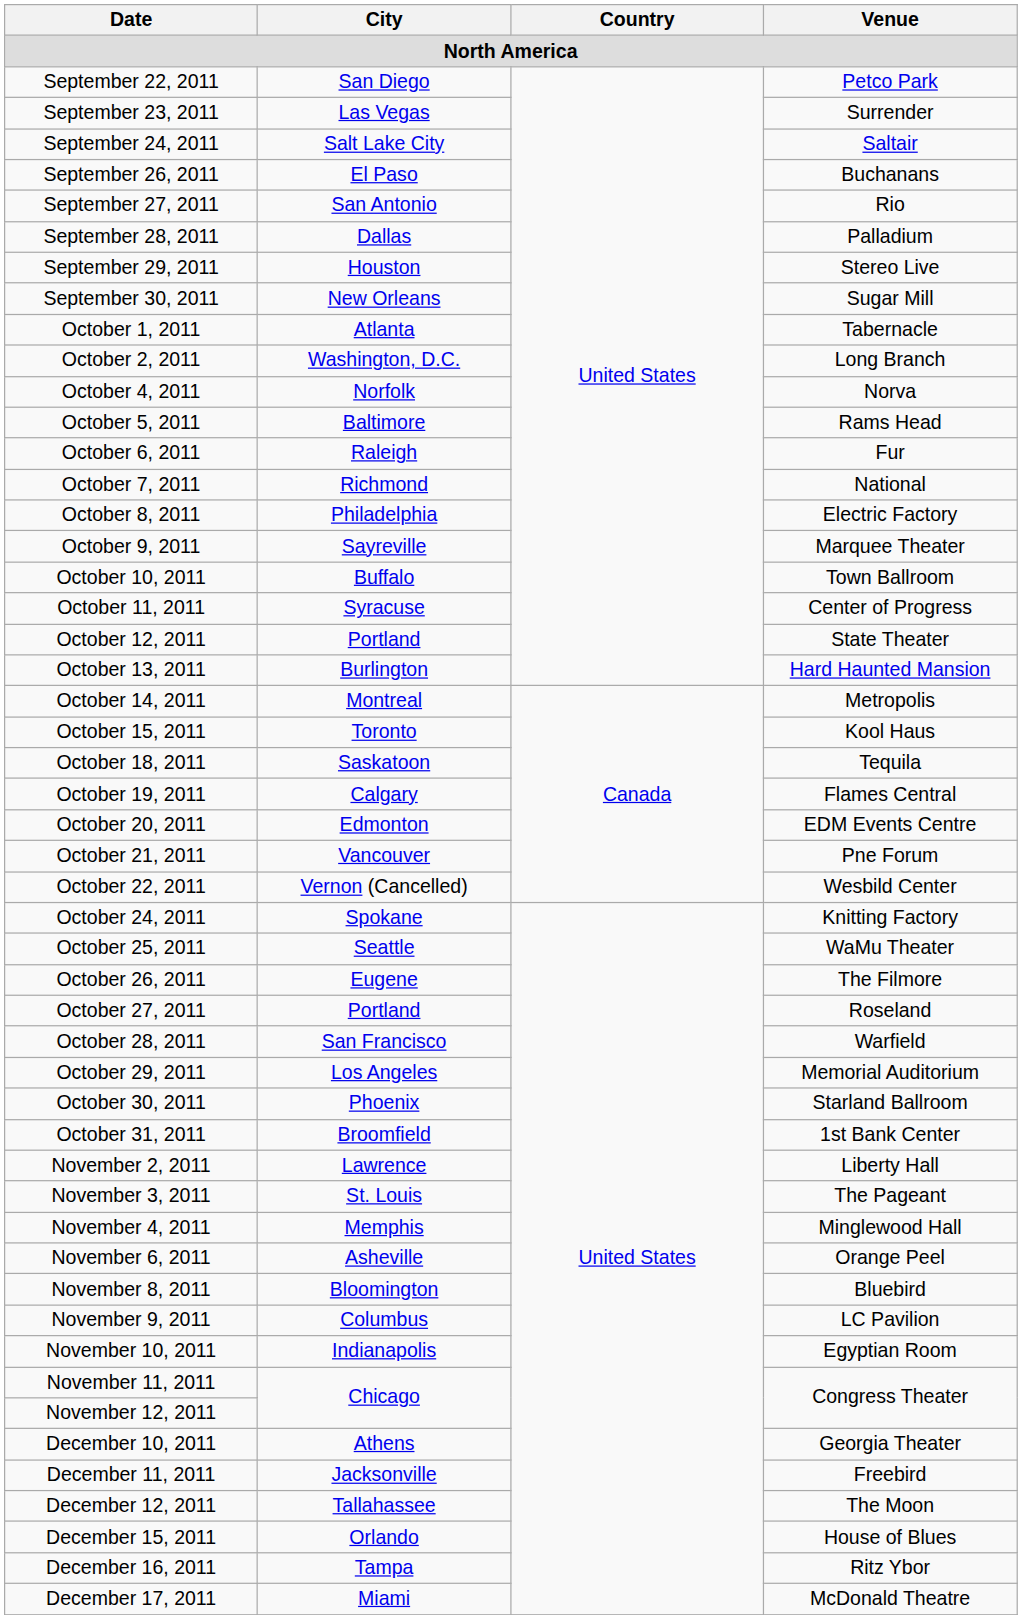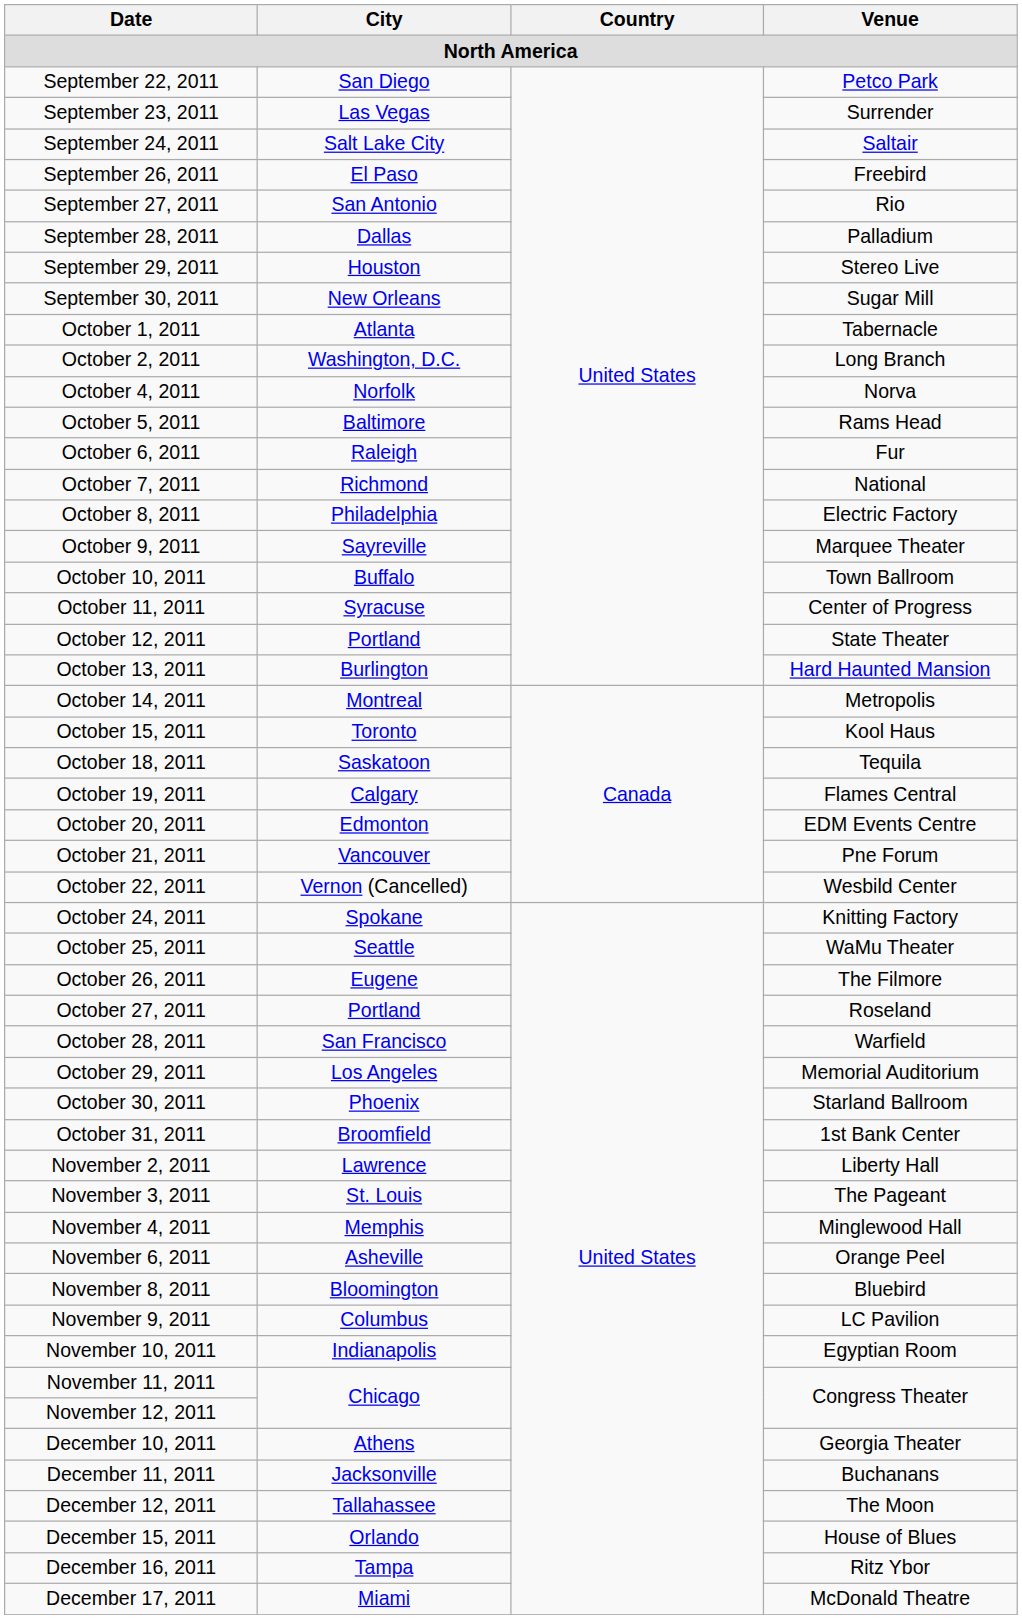(890, 174) Buchanans -> (890, 174) Freebird
(890, 1474) Freebird -> (890, 1474) Buchanans
